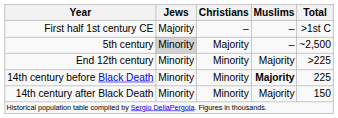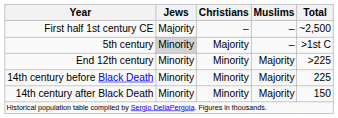(316, 29) >1st C -> (315, 29) ~2,500
(315, 45) ~2,500 -> (316, 45) >1st C
(275, 77) bold -> (277, 77) normal
